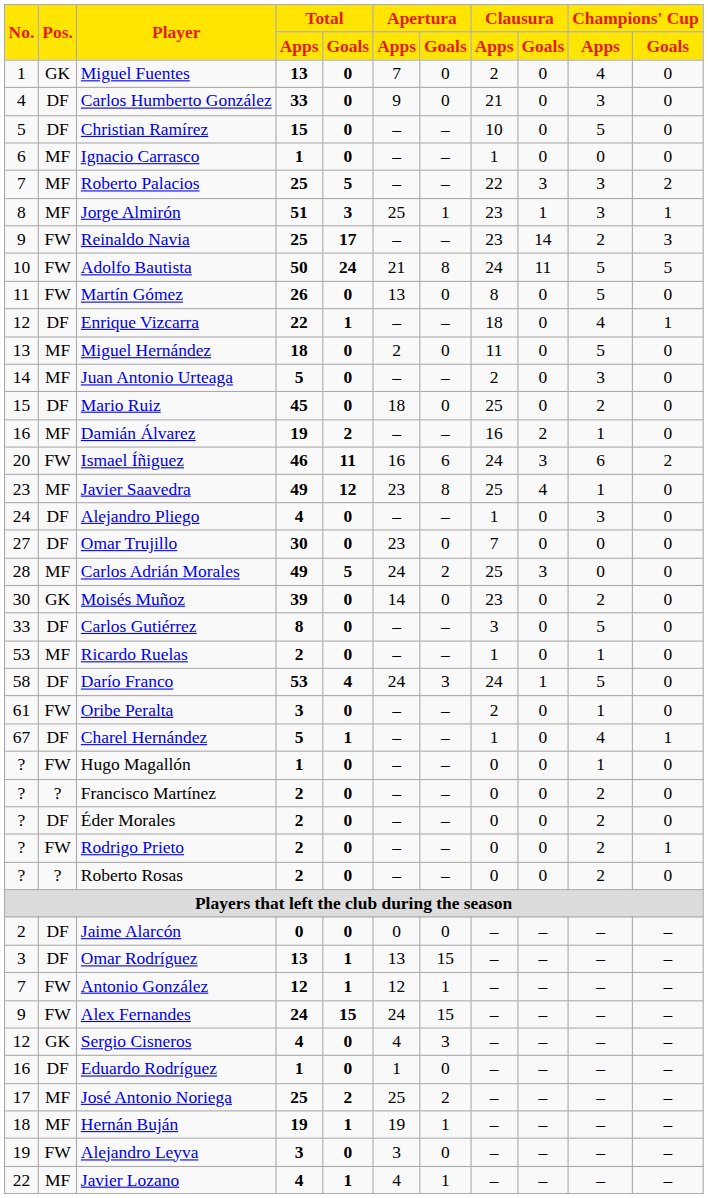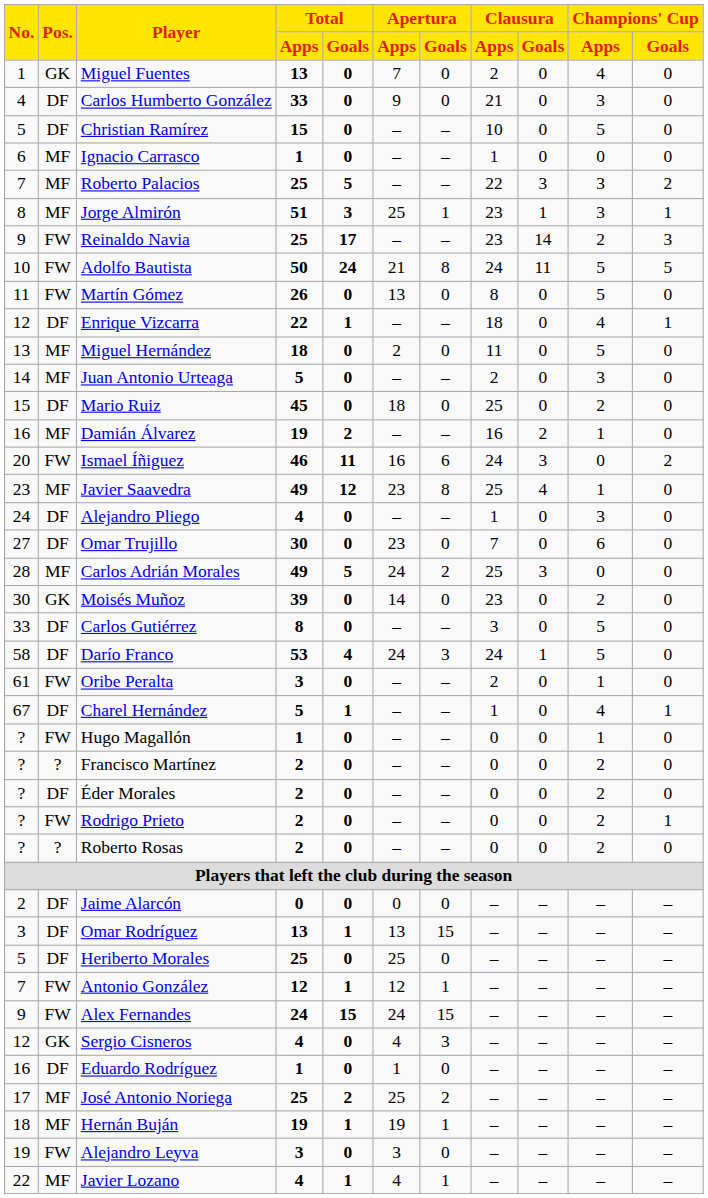(600, 460) 6 -> (600, 460) 0
(600, 543) 0 -> (600, 543) 6
- row: (134, 654)
+ row: (145, 958)
